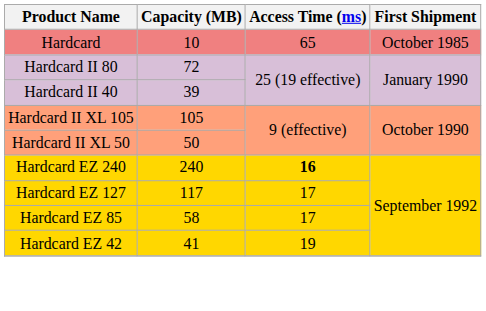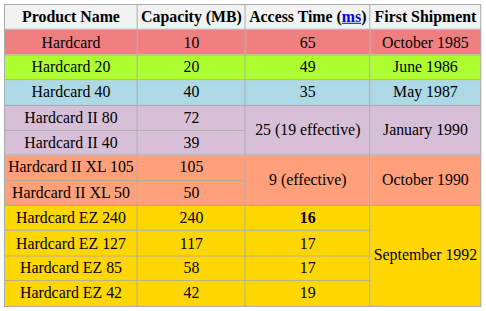+ row: (71, 67)
+ row: (71, 92)
(191, 243) 41 -> (191, 293) 42
